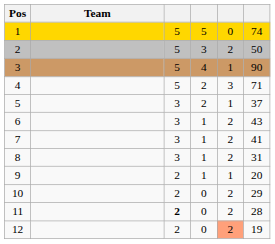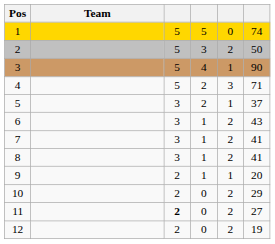(257, 157) 31 -> (257, 157) 41
(257, 211) 28 -> (257, 211) 27
(230, 229) lightsalmon background -> (230, 229) no background
